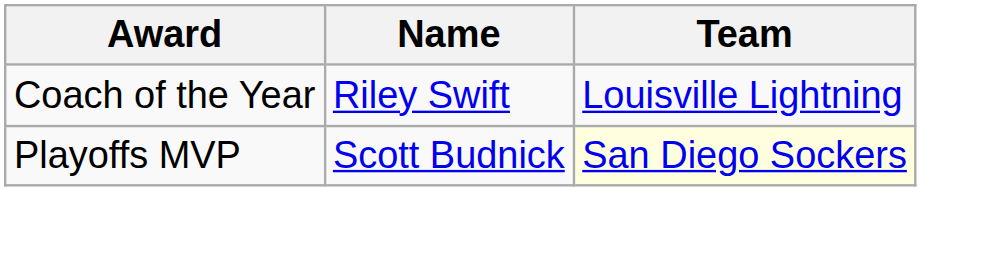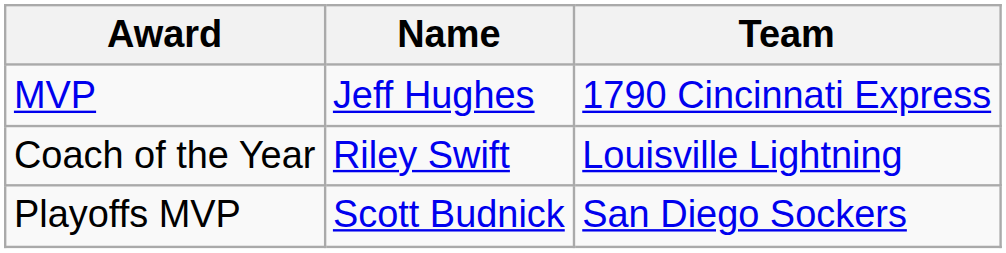+ row: (55, 94)
(745, 154) lightyellow background -> (745, 214) no background
